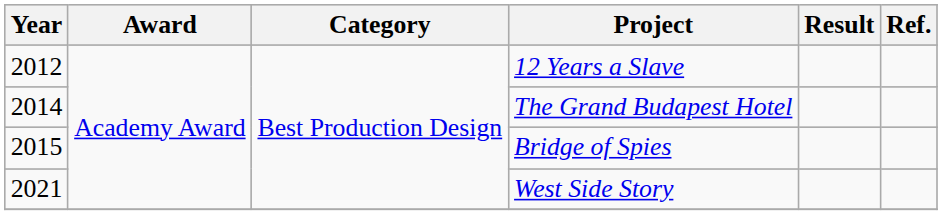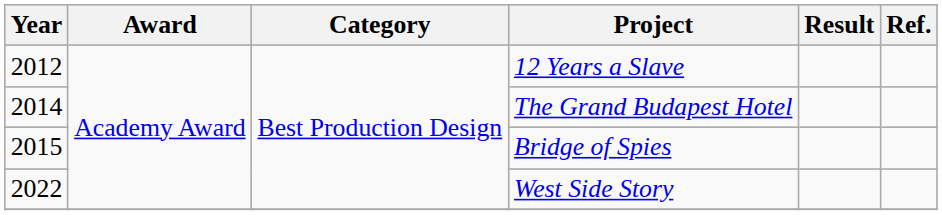(37, 188) 2021 -> (37, 188) 2022
